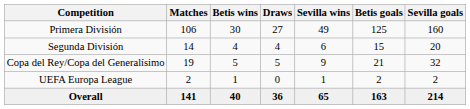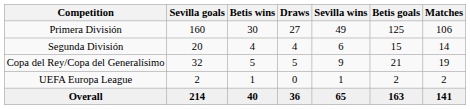columns swapped: (188, 12) <-> (435, 12)
